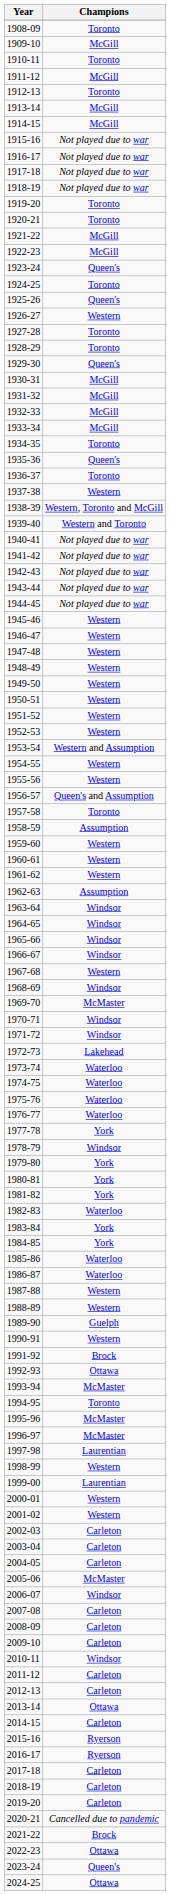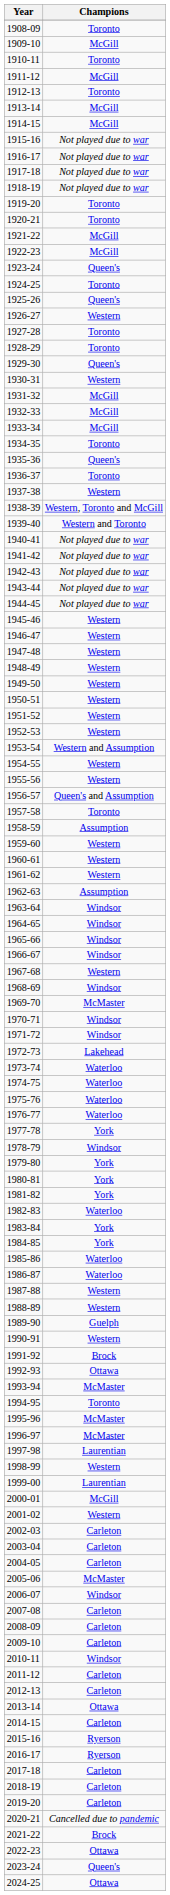(104, 380) McGill -> (104, 380) Western
(104, 1499) Western -> (104, 1499) McGill
